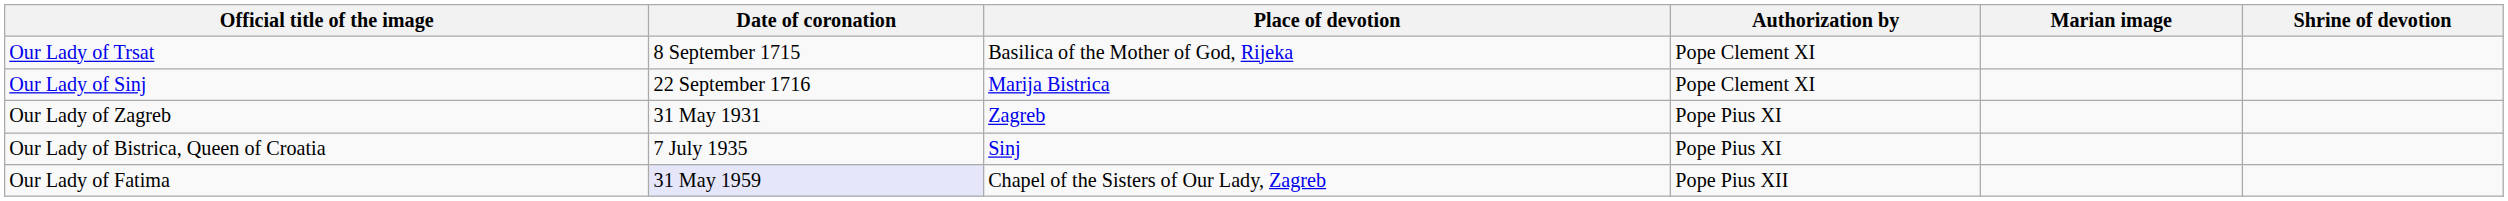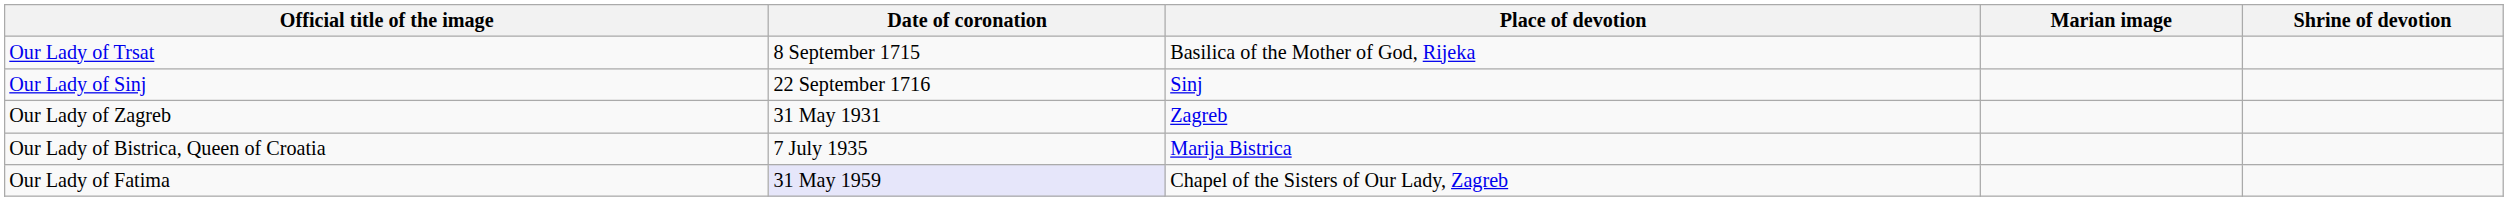- column: (1826, 20)
(1049, 84) Marija Bistrica -> (1186, 84) Sinj
(1004, 148) Sinj -> (1231, 148) Marija Bistrica
